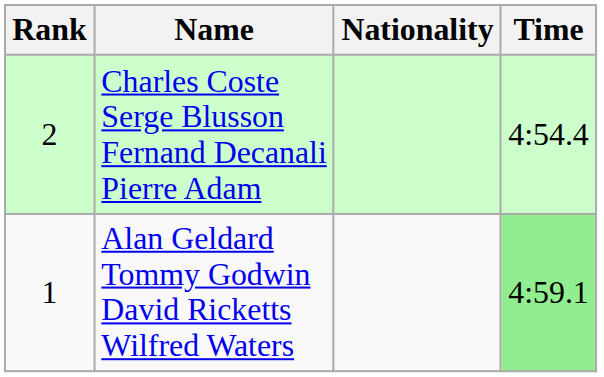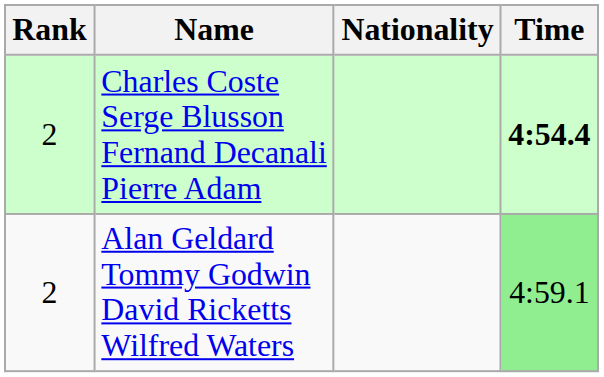(549, 133) normal -> (549, 133) bold
(49, 291) 1 -> (49, 291) 2
